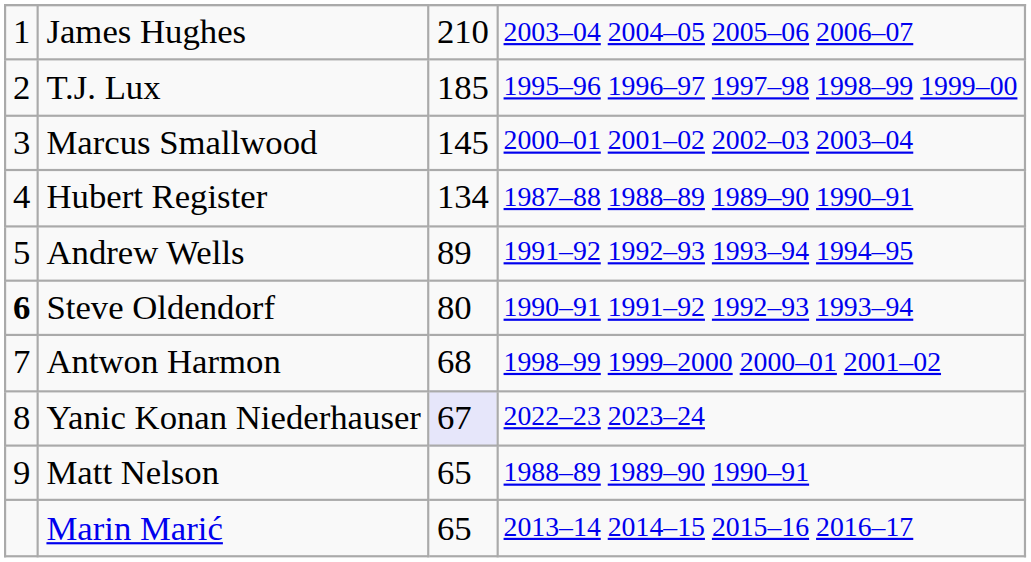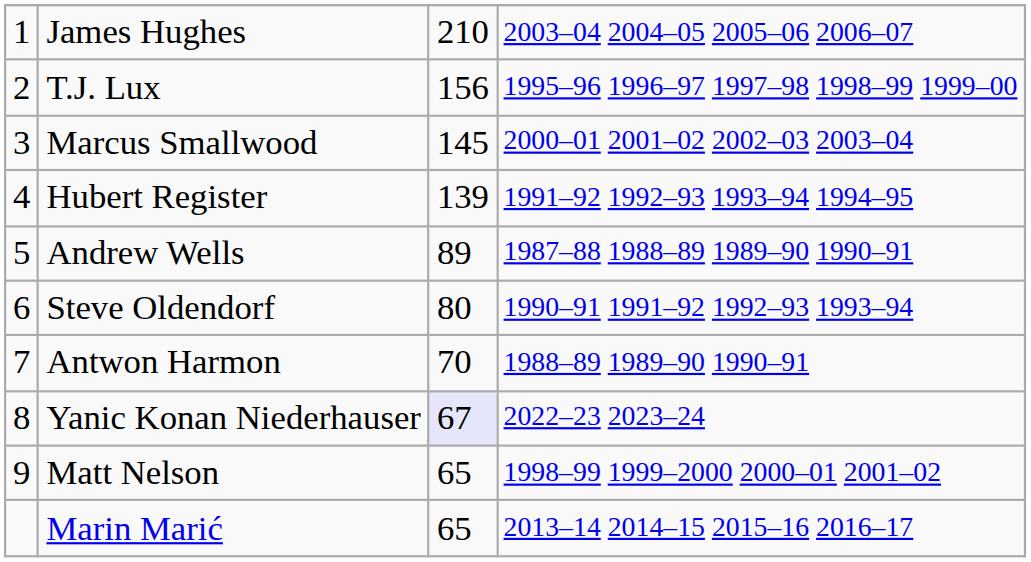(463, 87) 185 -> (463, 87) 156
(463, 197) 134 -> (463, 197) 139
(708, 197) 1987–88 1988–89 1989–90 1990–91 -> (708, 197) 1991–92 1992–93 1993–94 1994–95
(708, 252) 1991–92 1992–93 1993–94 1994–95 -> (708, 252) 1987–88 1988–89 1989–90 1990–91
(22, 307) bold -> (22, 307) normal
(454, 362) 68 -> (454, 362) 70
(722, 362) 1998–99 1999–2000 2000–01 2001–02 -> (656, 362) 1988–89 1989–90 1990–91
(656, 472) 1988–89 1989–90 1990–91 -> (722, 472) 1998–99 1999–2000 2000–01 2001–02
